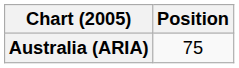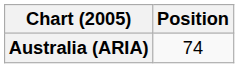(193, 47) 75 -> (193, 47) 74
